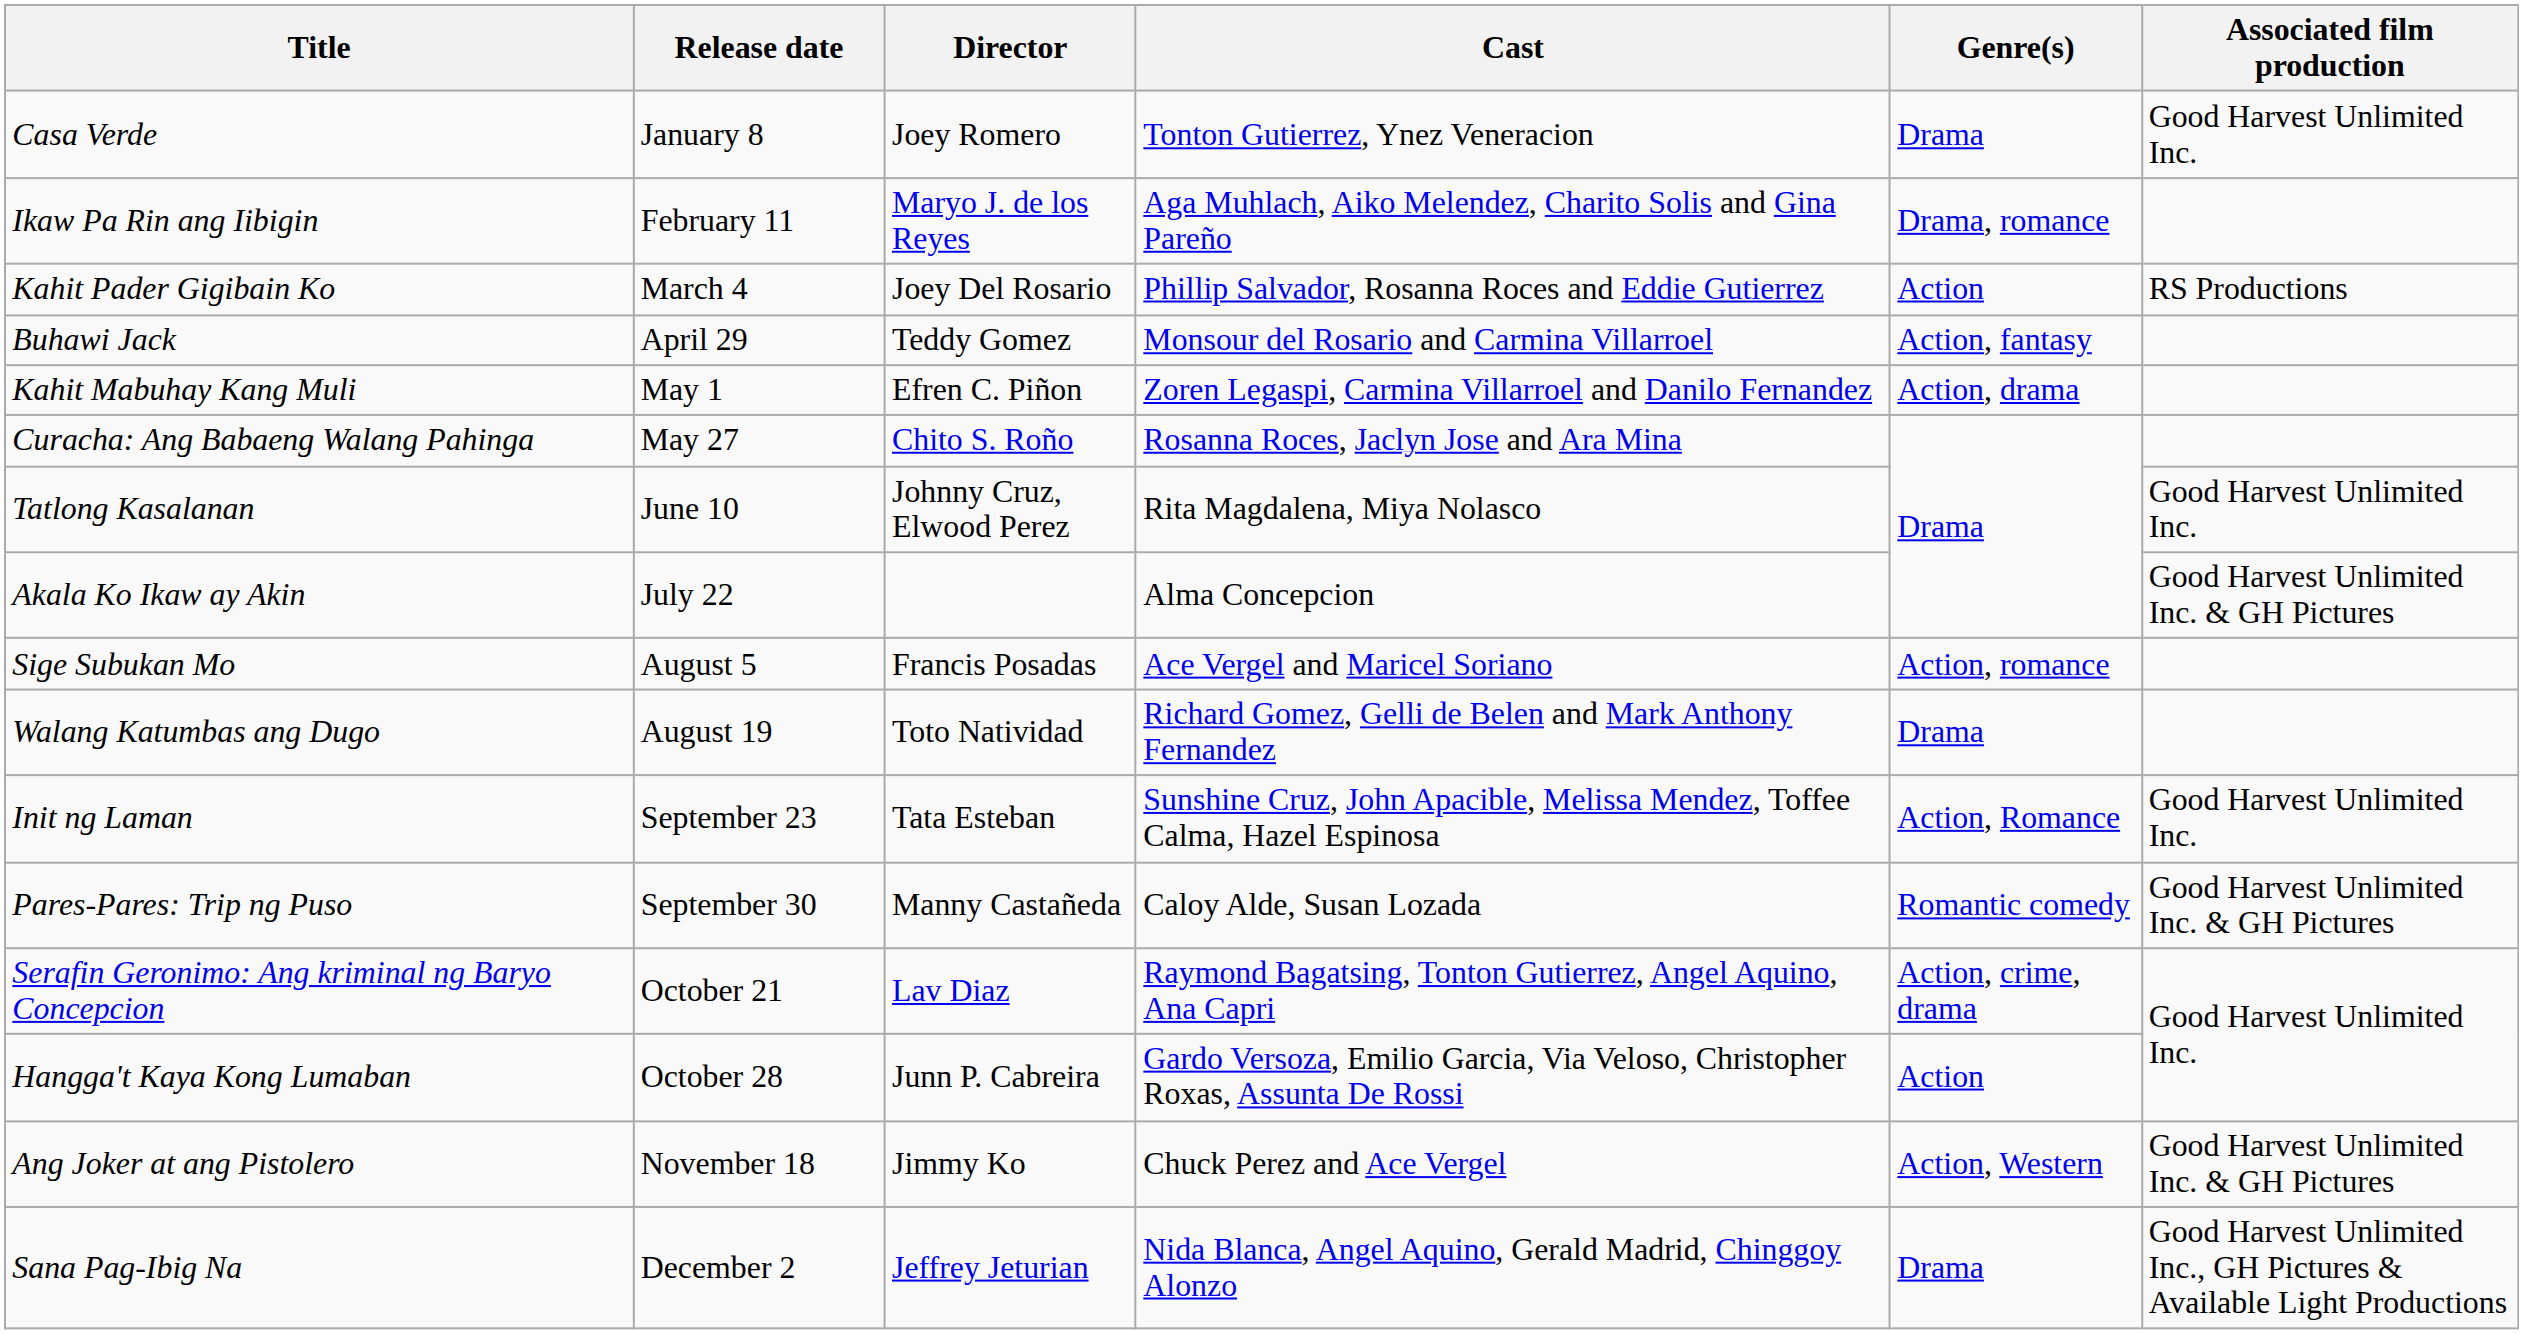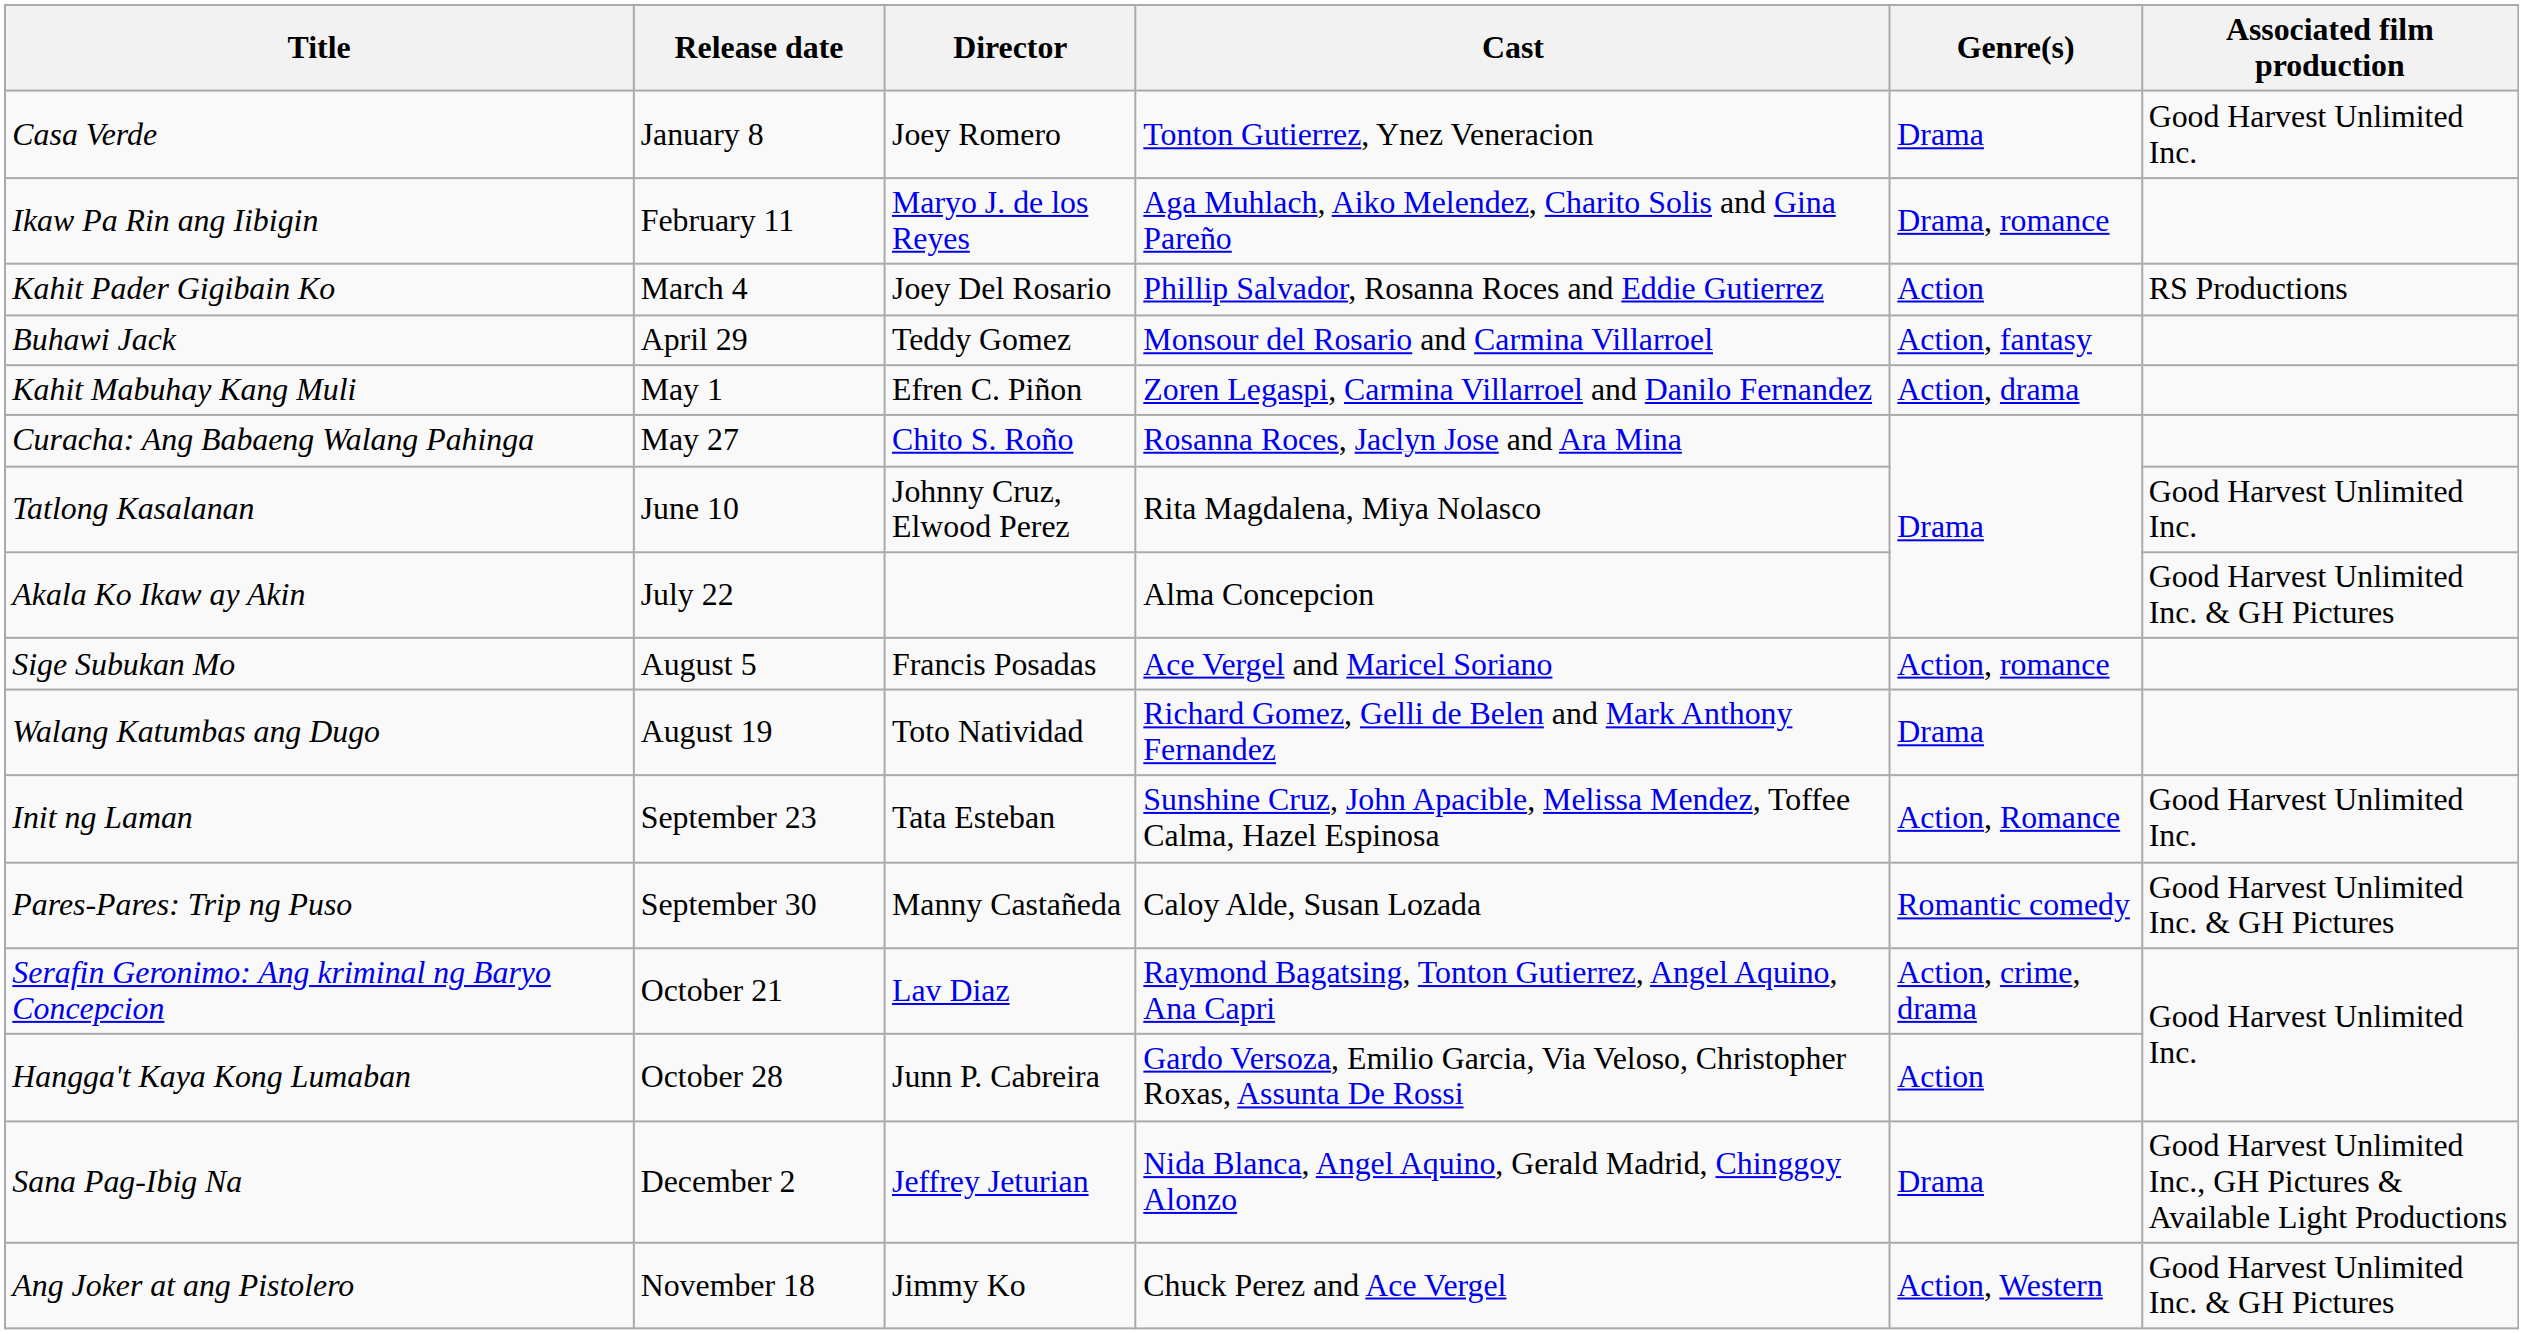rows swapped: (183, 1163) <-> (127, 1267)
